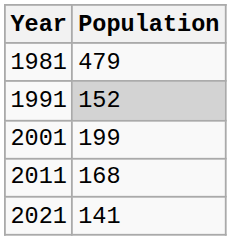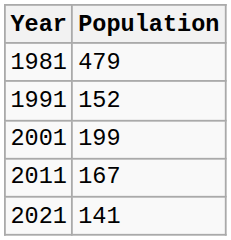(99, 101) lightgrey background -> (99, 101) no background
(99, 177) 168 -> (99, 177) 167
